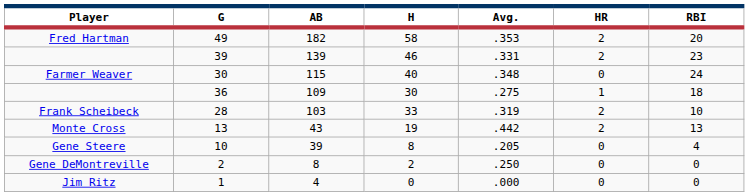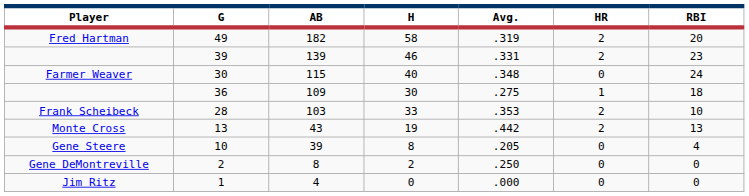(506, 38) .353 -> (506, 38) .319
(506, 110) .319 -> (506, 110) .353
